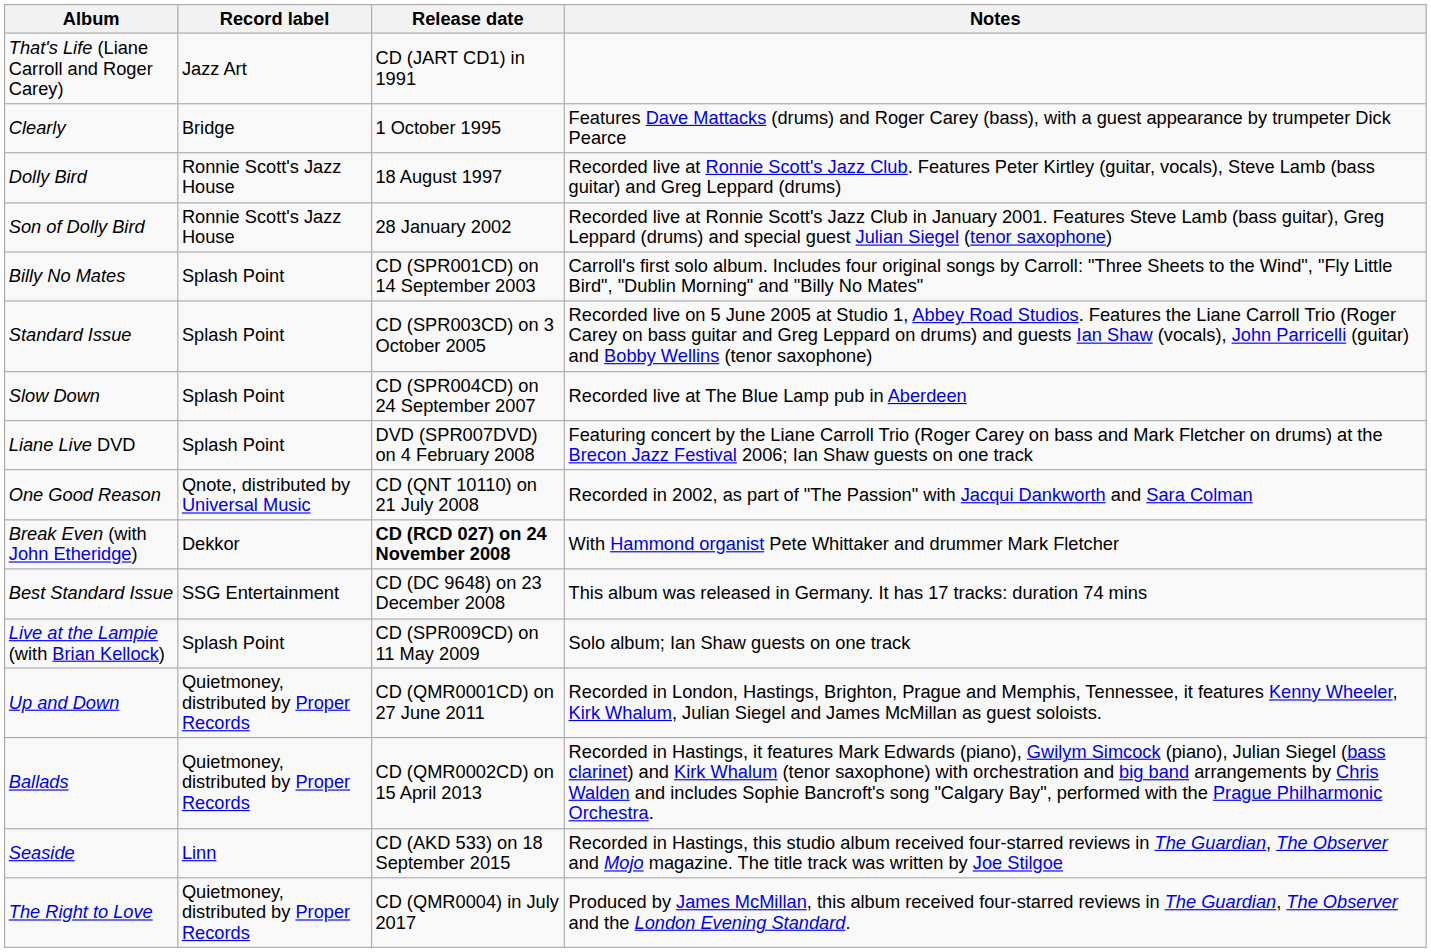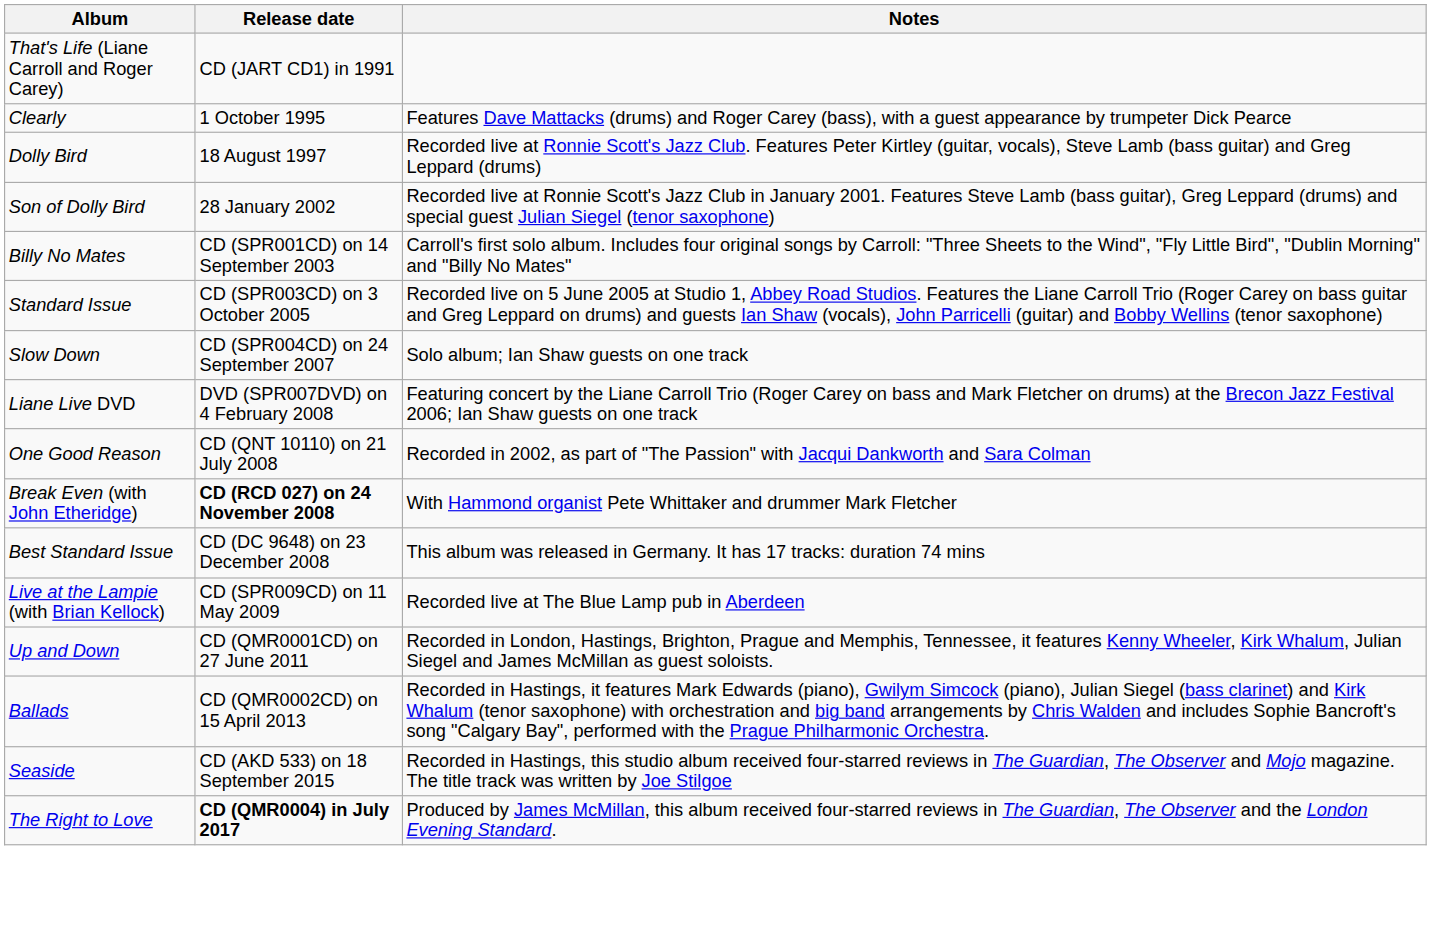- column: (274, 18)
(768, 395) Recorded live at The Blue Lamp pub in Aberdeen -> (577, 354) Solo album; Ian Shaw guests on one track
(739, 643) Solo album; Ian Shaw guests on one track -> (606, 602) Recorded live at The Blue Lamp pub in Aberdeen
(467, 912) normal -> (294, 820) bold
